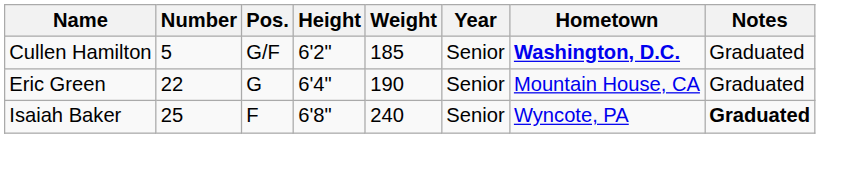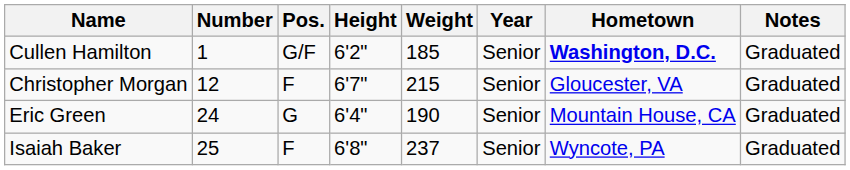(166, 52) 5 -> (202, 52) 1
+ row: (98, 84)
(172, 84) 22 -> (208, 116) 24
(387, 116) 240 -> (423, 148) 237
(760, 116) bold -> (793, 148) normal
